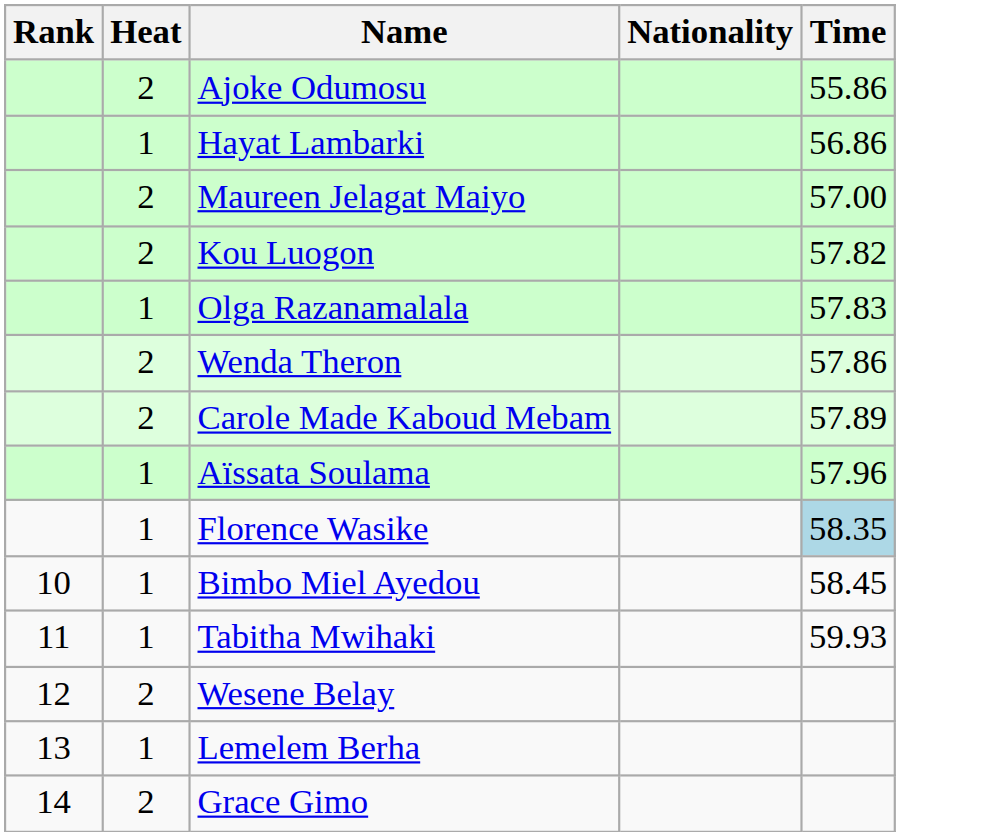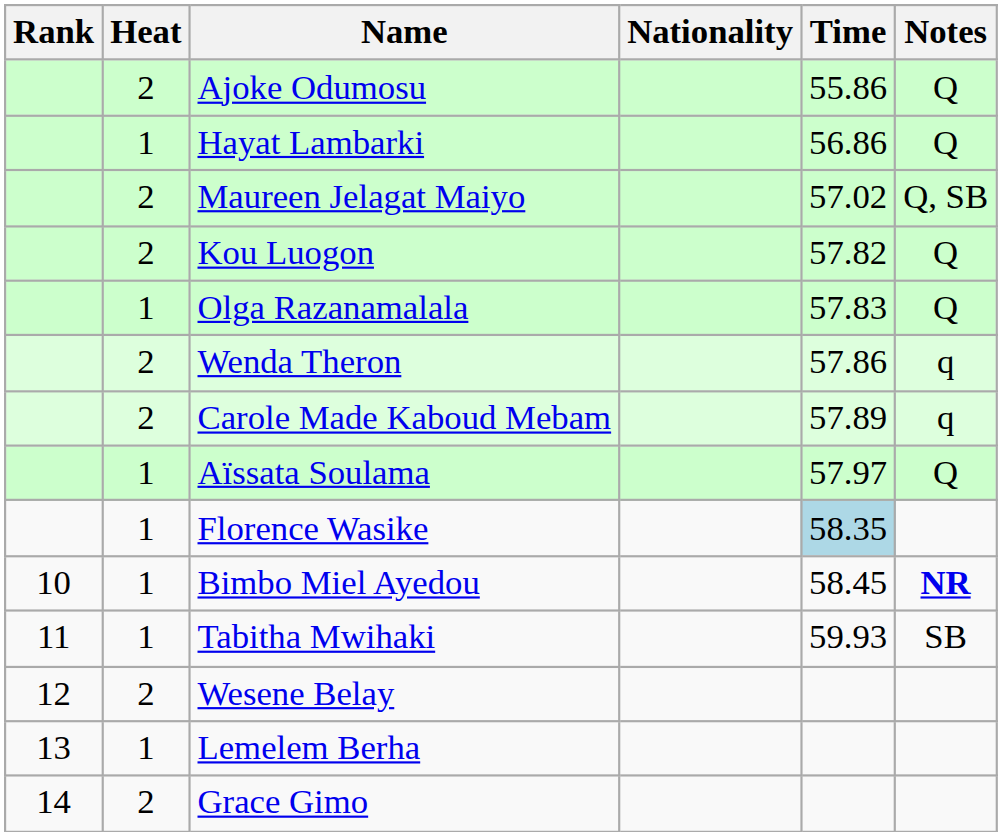+ column: (946, 32)
(848, 197) 57.00 -> (848, 197) 57.02
(848, 472) 57.96 -> (848, 472) 57.97
